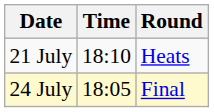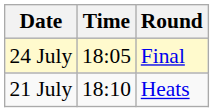rows swapped: (41, 55) <-> (41, 89)
